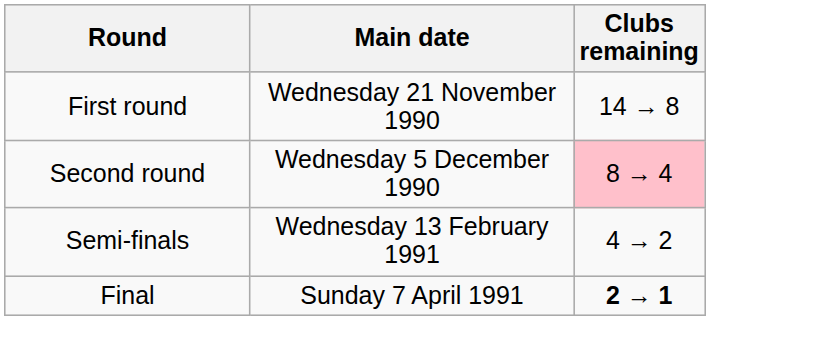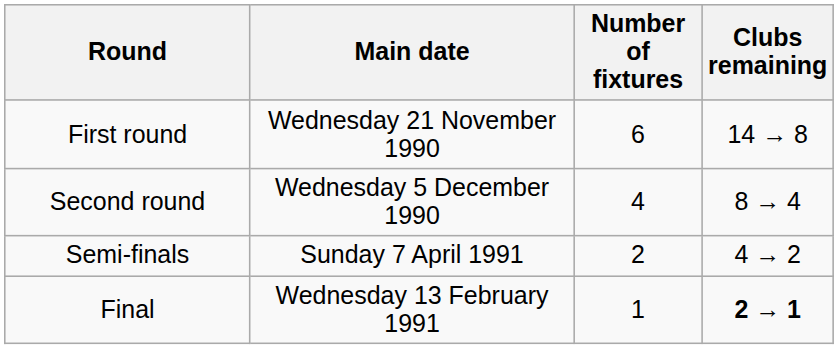+ column: (638, 52)
(639, 173) pink background -> (768, 201) no background
(412, 241) Wednesday 13 February 1991 -> (412, 255) Sunday 7 April 1991
(412, 294) Sunday 7 April 1991 -> (412, 308) Wednesday 13 February 1991
